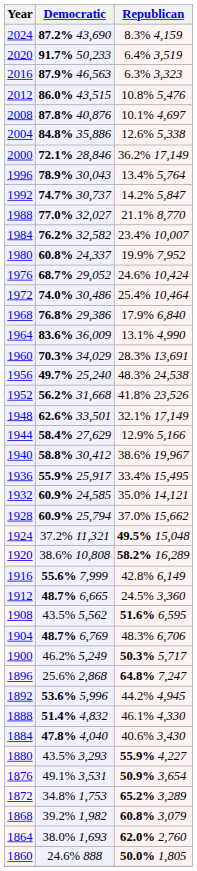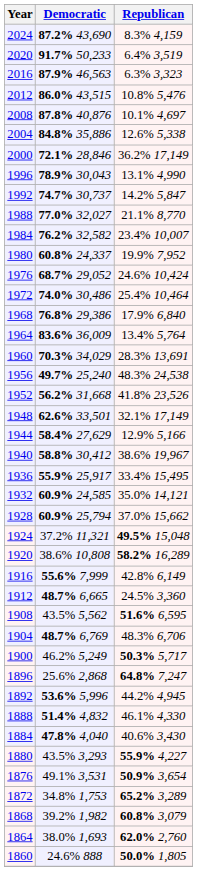(153, 174) 13.4% 5,764 -> (153, 174) 13.1% 4,990
(153, 335) 13.1% 4,990 -> (153, 335) 13.4% 5,764
